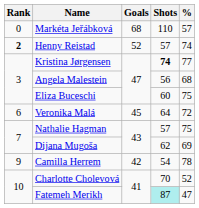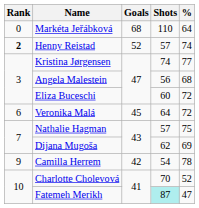(187, 29) 57 -> (187, 29) 64
(165, 62) bold -> (165, 62) normal
(187, 96) 75 -> (187, 96) 72
